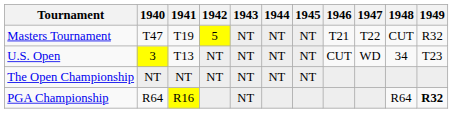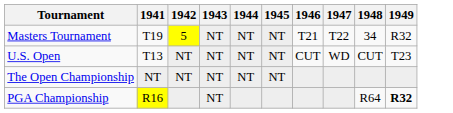- column: (153, 15)
(401, 35) CUT -> (370, 35) 34
(401, 56) 34 -> (370, 56) CUT
